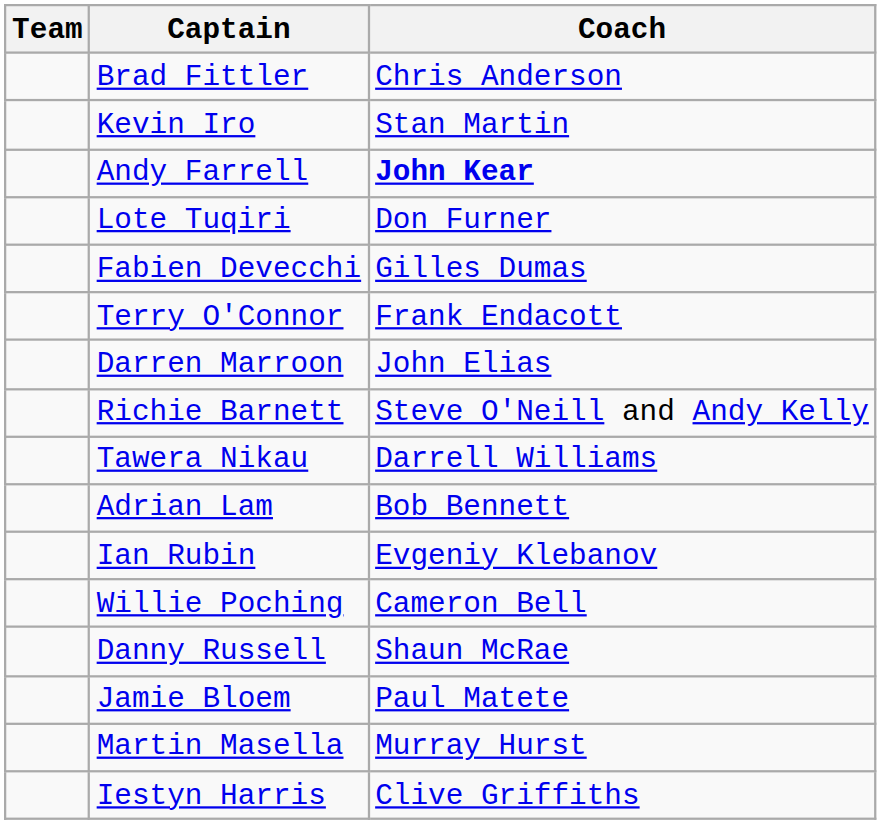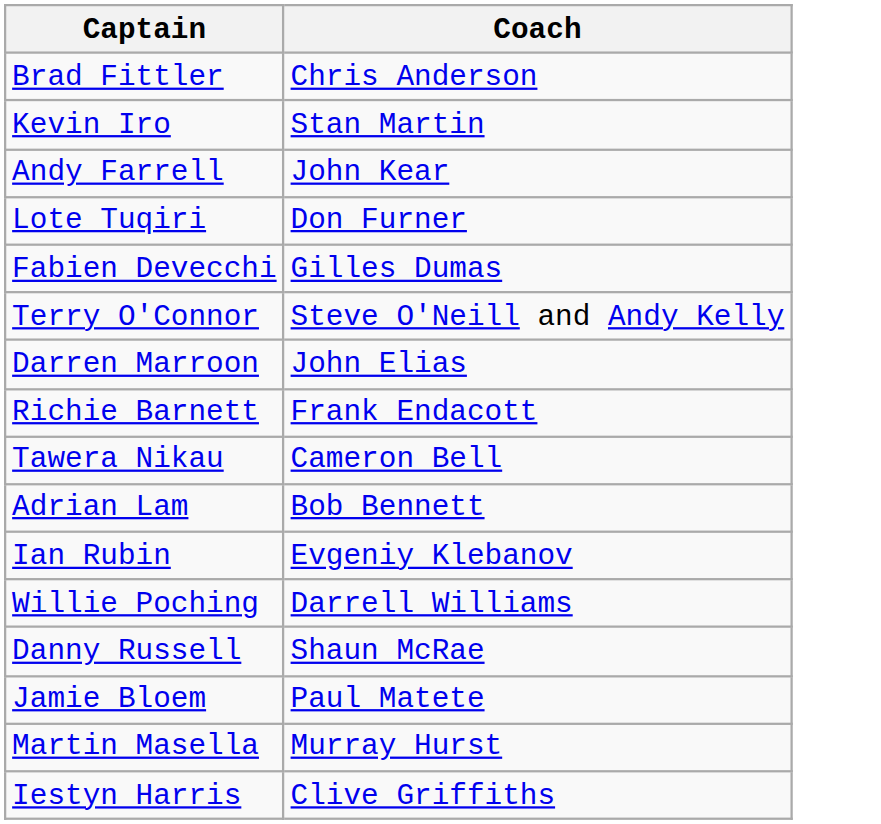- column: (47, 29)
(454, 173) bold -> (370, 173) normal
(499, 316) Frank Endacott -> (537, 316) Steve O'Neill and Andy Kelly
(622, 412) Steve O'Neill and Andy Kelly -> (414, 412) Frank Endacott
(516, 460) Darrell Williams -> (396, 460) Cameron Bell
(481, 604) Cameron Bell -> (432, 604) Darrell Williams
